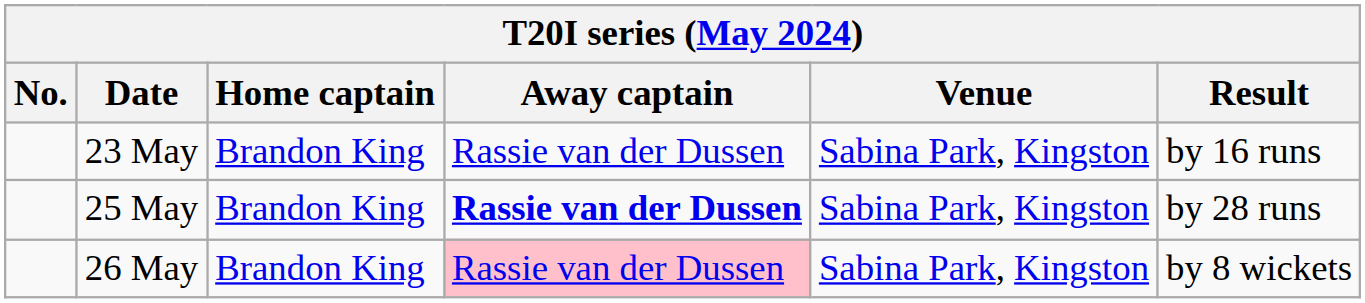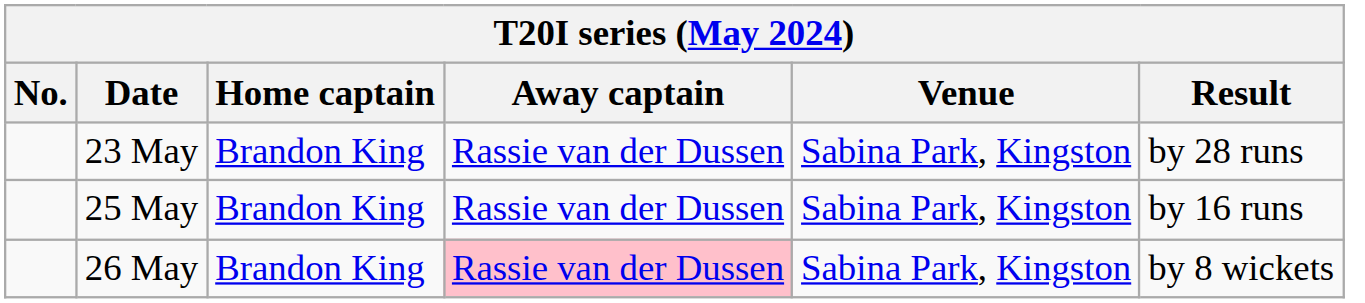(1244, 150) by 16 runs -> (1226, 150) by 28 runs
(627, 208) bold -> (618, 208) normal
(1244, 208) by 28 runs -> (1226, 208) by 16 runs
